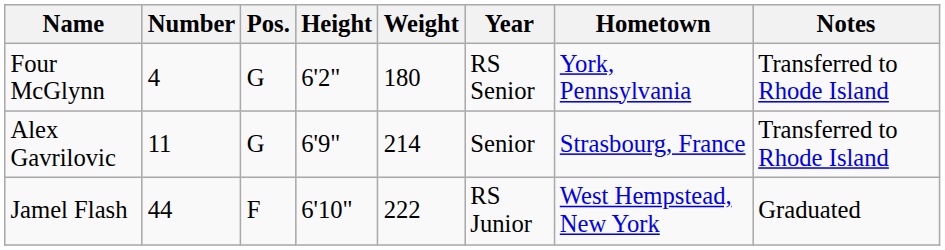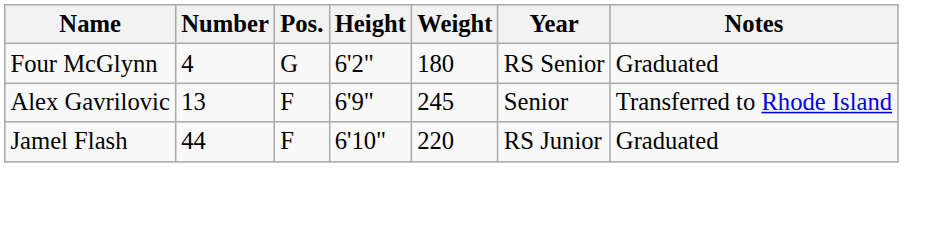- column: (653, 24)
(828, 76) Transferred to Rhode Island -> (667, 63) Graduated
(160, 143) 11 -> (194, 102) 13
(256, 143) G -> (287, 102) F
(402, 143) 214 -> (436, 102) 245
(402, 210) 222 -> (436, 141) 220
